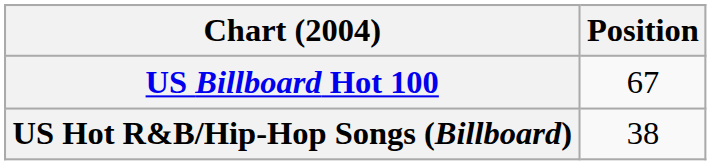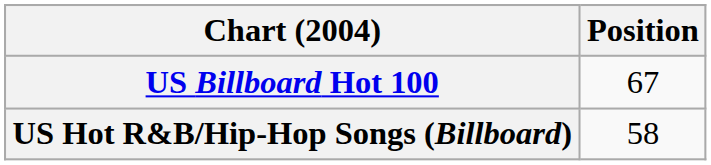(643, 133) 38 -> (643, 133) 58
